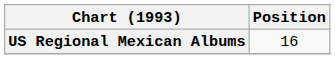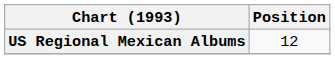(289, 42) 16 -> (289, 42) 12
